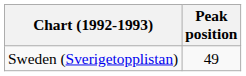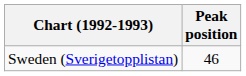(211, 58) 49 -> (211, 58) 46
